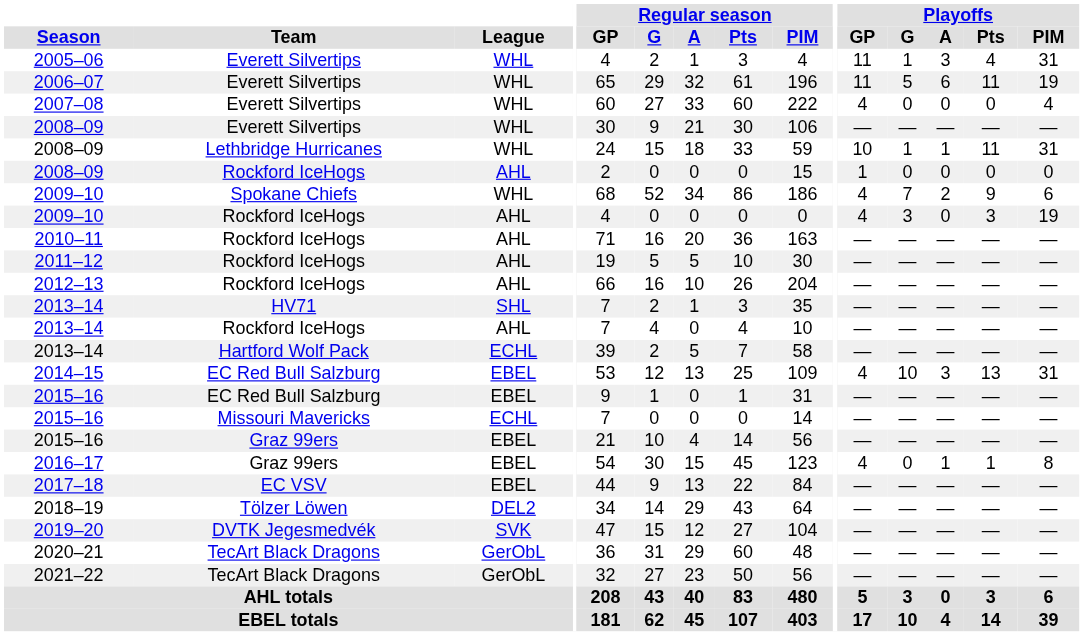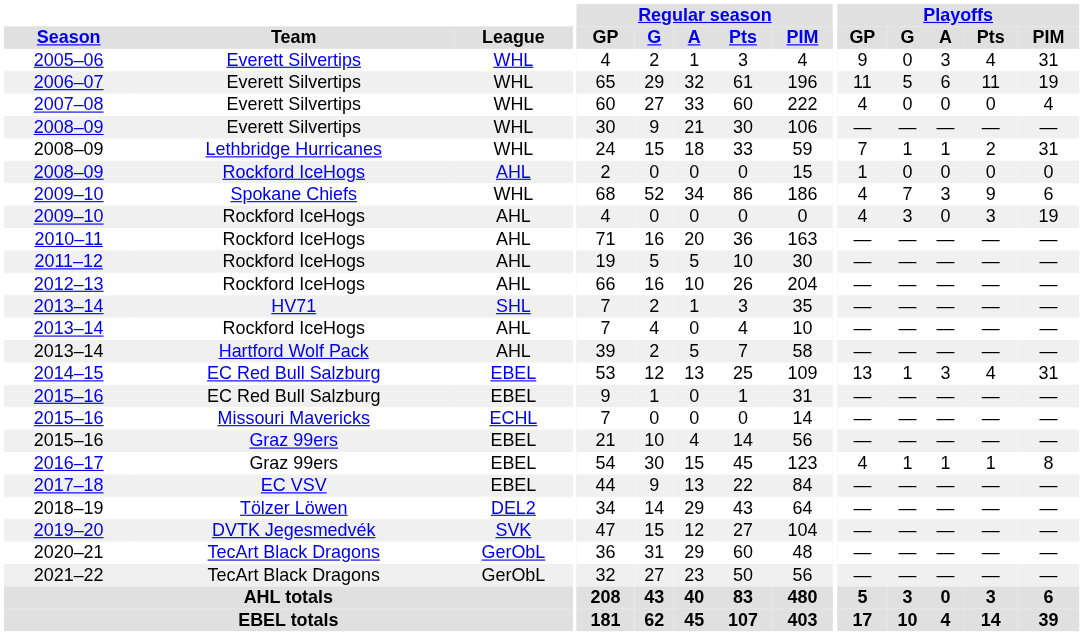(862, 59) 11 -> (862, 59) 9
(908, 59) 1 -> (908, 59) 0
(862, 149) 10 -> (862, 149) 7
(991, 149) 11 -> (991, 149) 2
(946, 194) 2 -> (946, 194) 3
(513, 351) ECHL -> (513, 351) AHL
(862, 373) 4 -> (862, 373) 13
(908, 373) 10 -> (908, 373) 1
(991, 373) 13 -> (991, 373) 4
(908, 463) 0 -> (908, 463) 1
